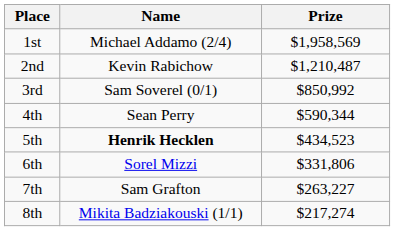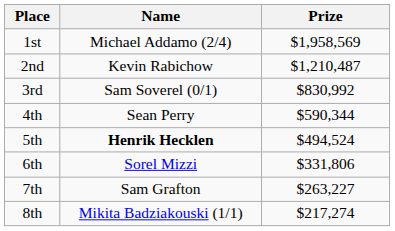(325, 90) $850,992 -> (325, 90) $830,992
(325, 139) $434,523 -> (325, 139) $494,524
